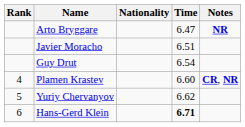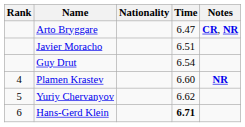(220, 29) NR -> (220, 29) CR, NR
(220, 79) CR, NR -> (220, 79) NR
